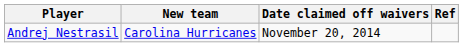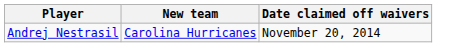- column: (445, 14)
